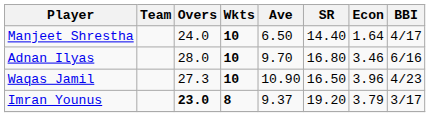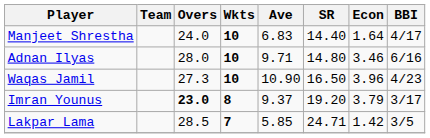(277, 37) 6.50 -> (277, 37) 6.83
(277, 58) 9.70 -> (277, 58) 9.71
(327, 58) 16.80 -> (327, 58) 14.80
+ row: (51, 122)
